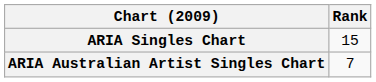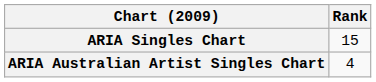(350, 64) 7 -> (350, 64) 4
